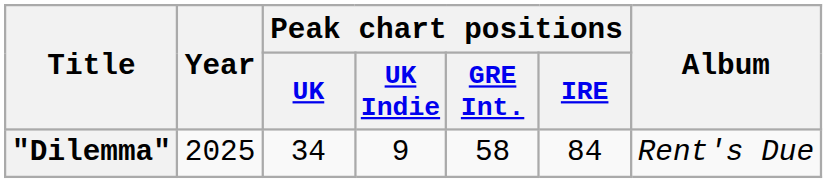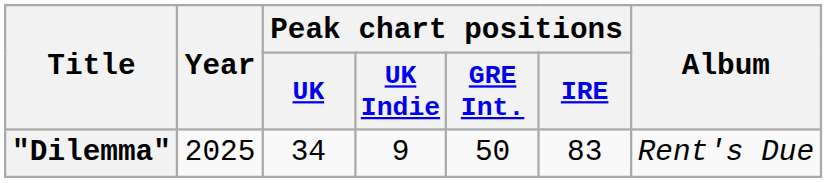(493, 153) 58 -> (493, 153) 50
(585, 153) 84 -> (585, 153) 83
